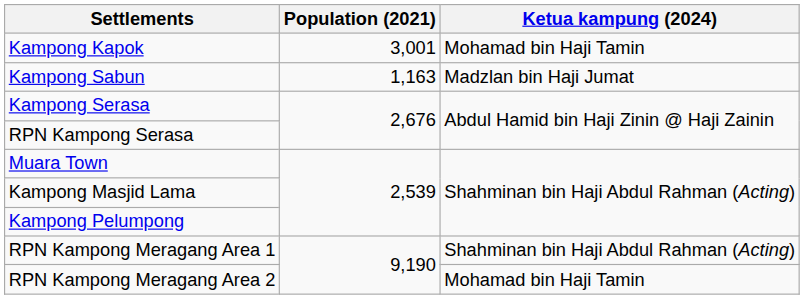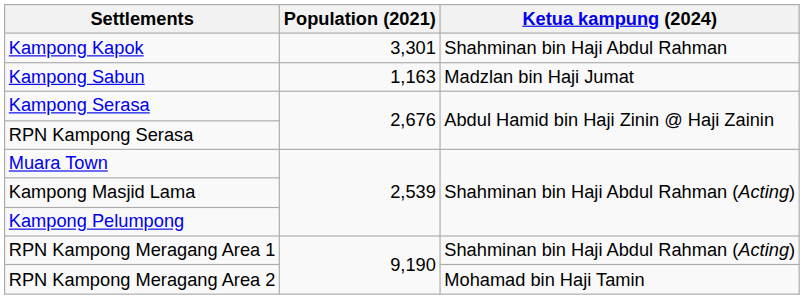(413, 47) 3,001 -> (413, 47) 3,301
(544, 47) Mohamad bin Haji Tamin -> (586, 47) Shahminan bin Haji Abdul Rahman
